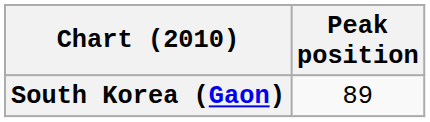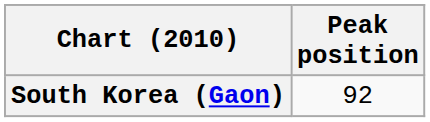(358, 96) 89 -> (358, 96) 92
